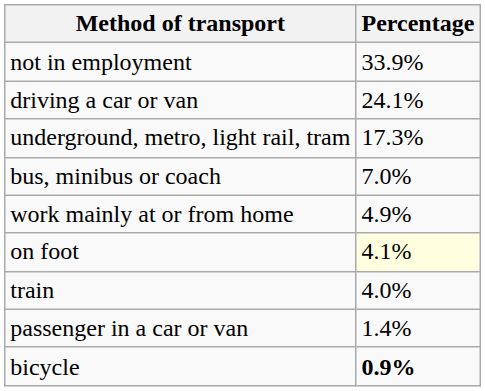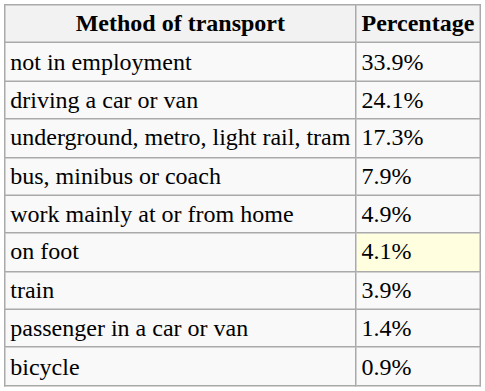(386, 175) 7.0% -> (386, 175) 7.9%
(386, 289) 4.0% -> (386, 289) 3.9%
(388, 366) bold -> (386, 366) normal
